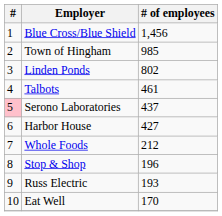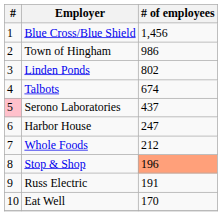(150, 51) 985 -> (150, 51) 986
(150, 88) 461 -> (150, 88) 674
(150, 126) 427 -> (150, 126) 247
(150, 164) no background -> (150, 164) lightsalmon background
(150, 182) 193 -> (150, 182) 191
